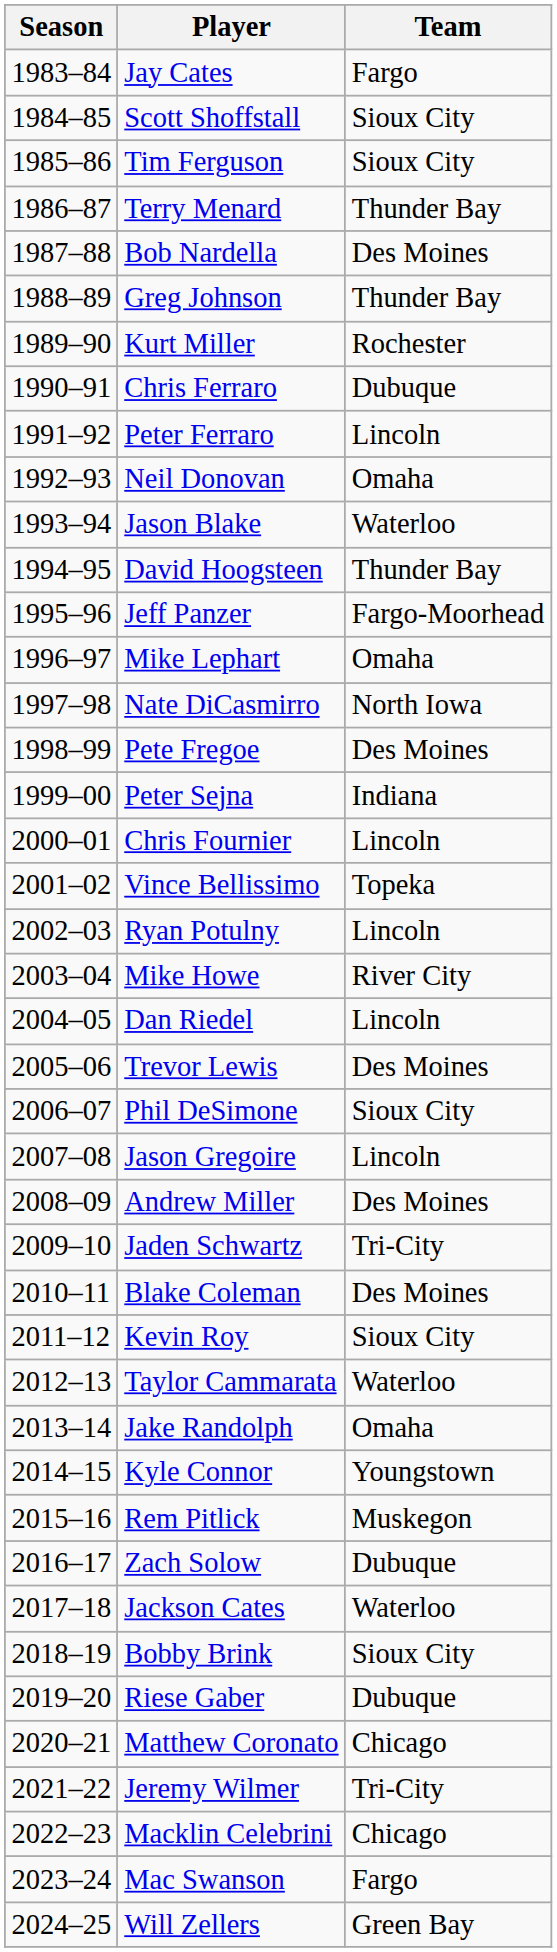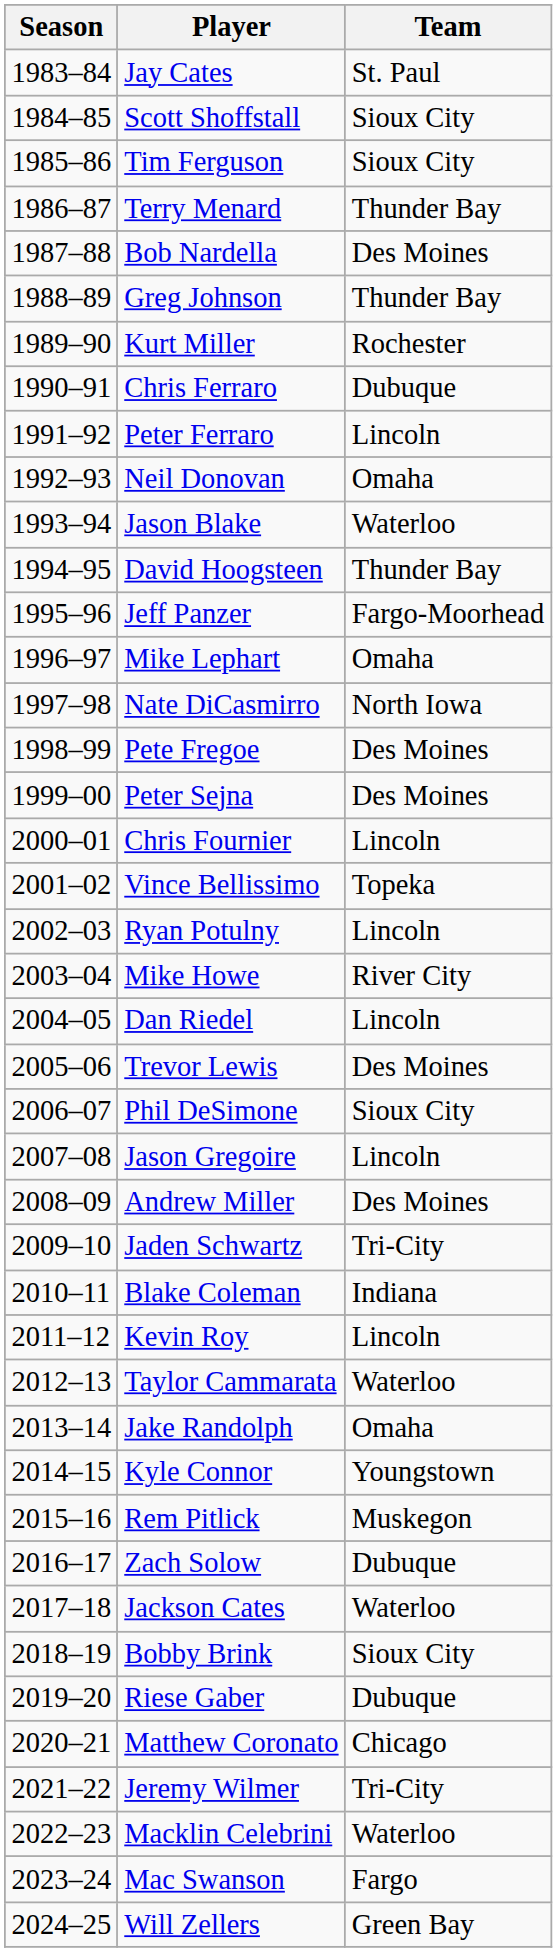(385, 72) Fargo -> (396, 72) St. Paul
(394, 794) Indiana -> (420, 794) Des Moines
(420, 1291) Des Moines -> (394, 1291) Indiana
(413, 1336) Sioux City -> (396, 1336) Lincoln
(399, 1833) Chicago -> (404, 1833) Waterloo
